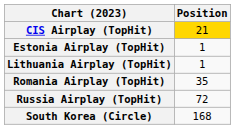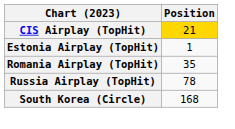- row: (89, 64)
(202, 99) 72 -> (189, 82) 78
